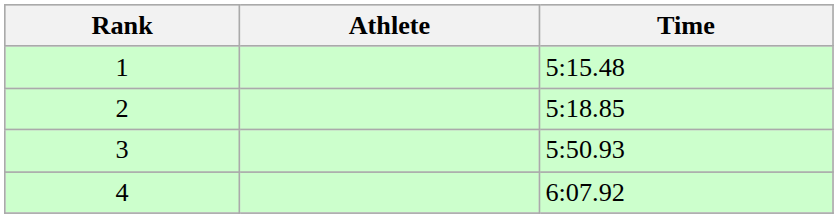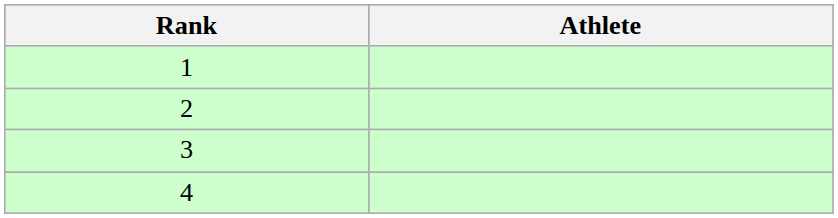- column: (686, 25)
